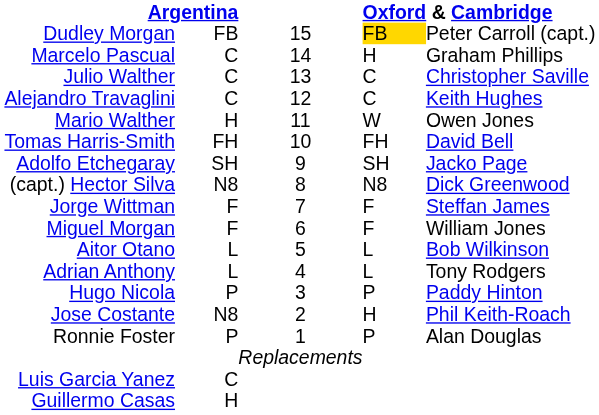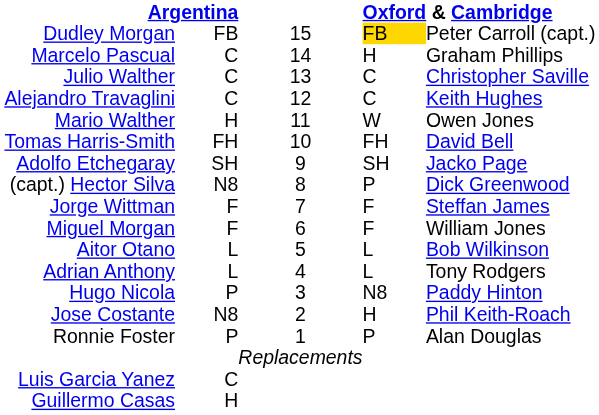(375, 185) N8 -> (369, 185) P
(369, 293) P -> (375, 293) N8
